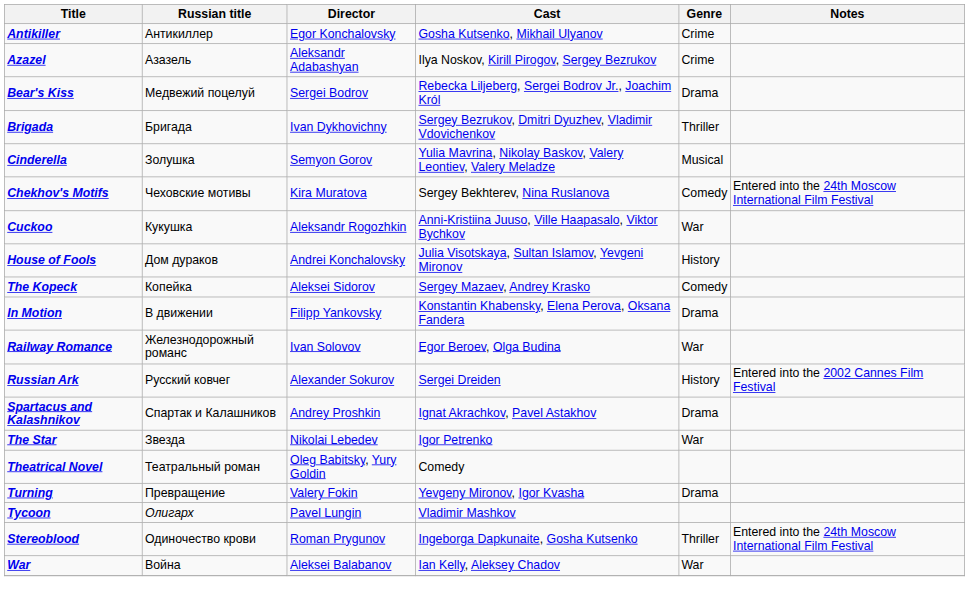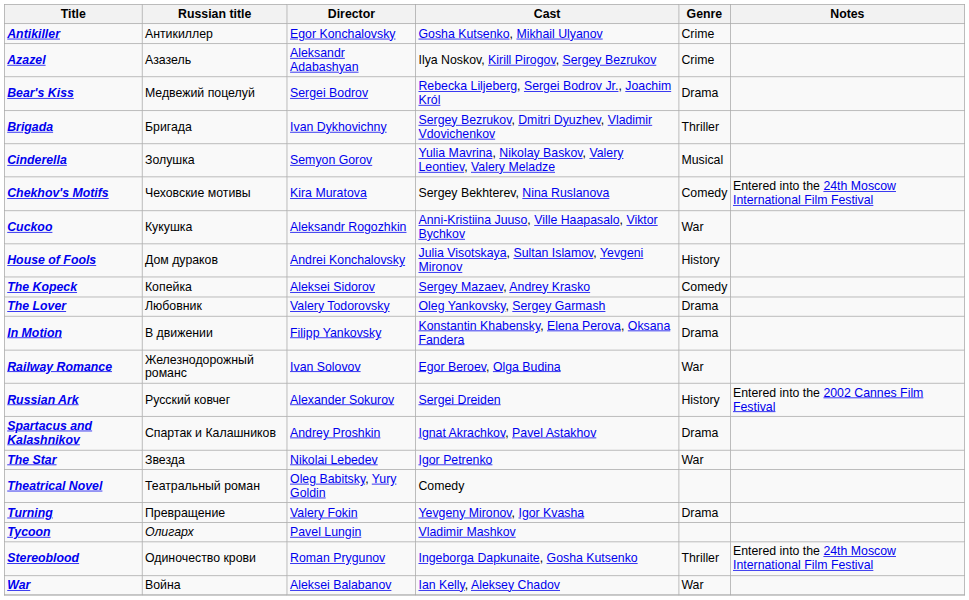+ row: (37, 306)
